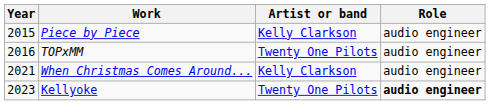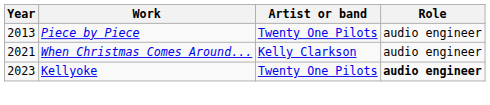(21, 33) 2015 -> (21, 33) 2013
(307, 33) Kelly Clarkson -> (318, 33) Twenty One Pilots
- row: (62, 52)
